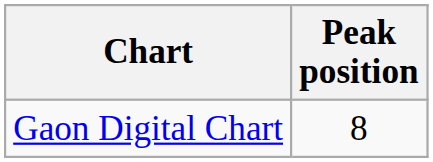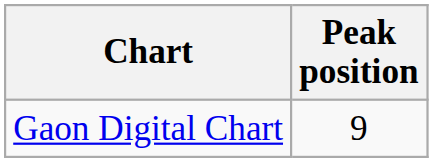(359, 127) 8 -> (359, 127) 9
